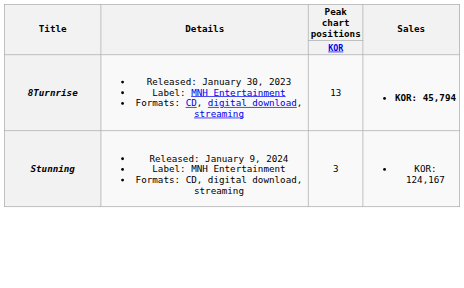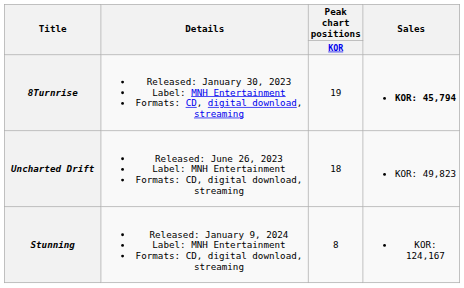(336, 93) 13 -> (336, 93) 19
+ row: (53, 169)
(336, 169) 3 -> (336, 245) 8
